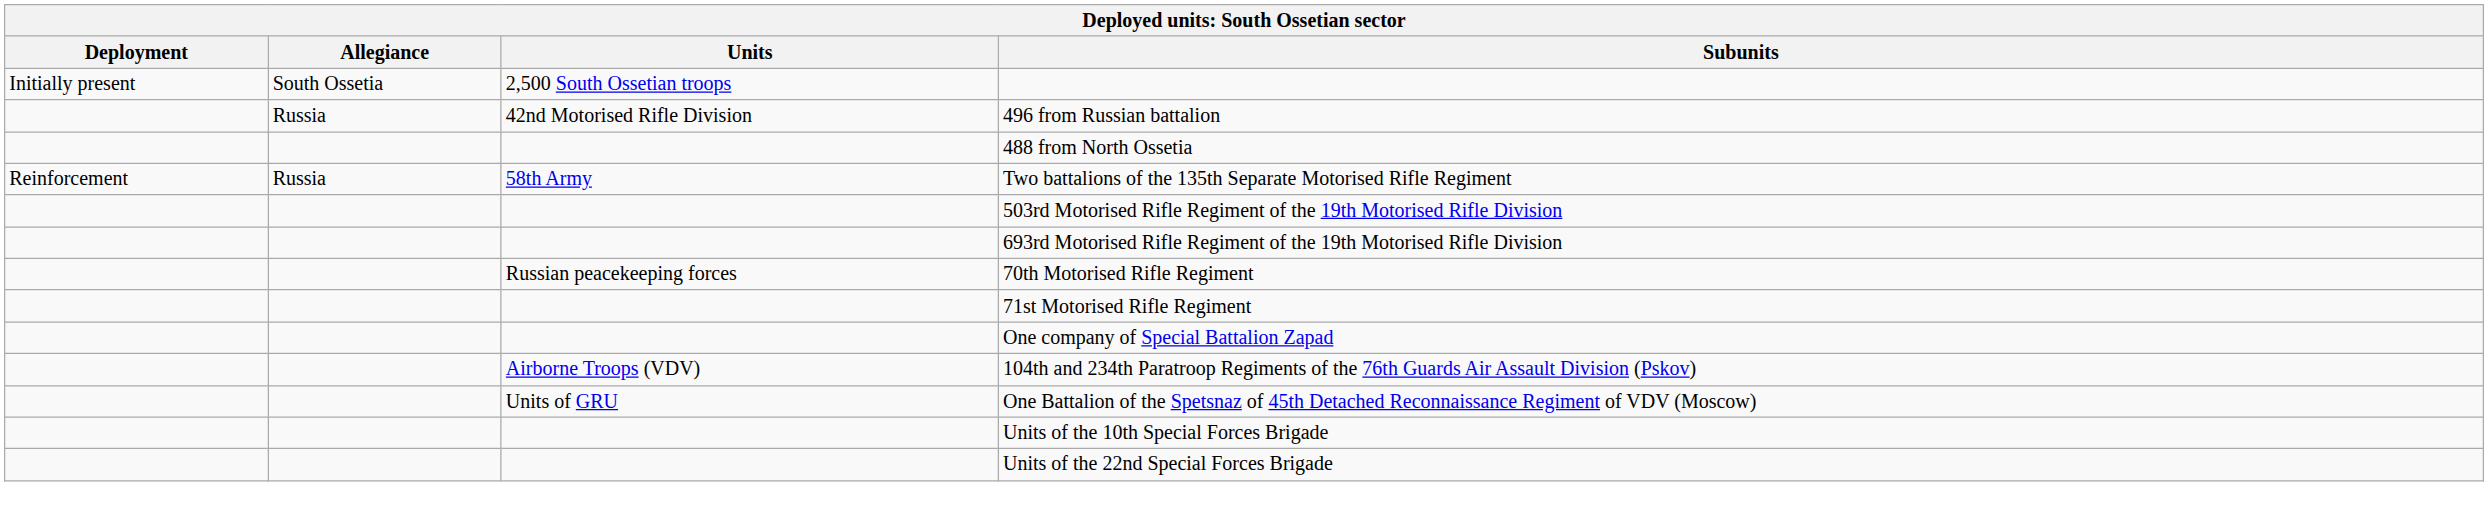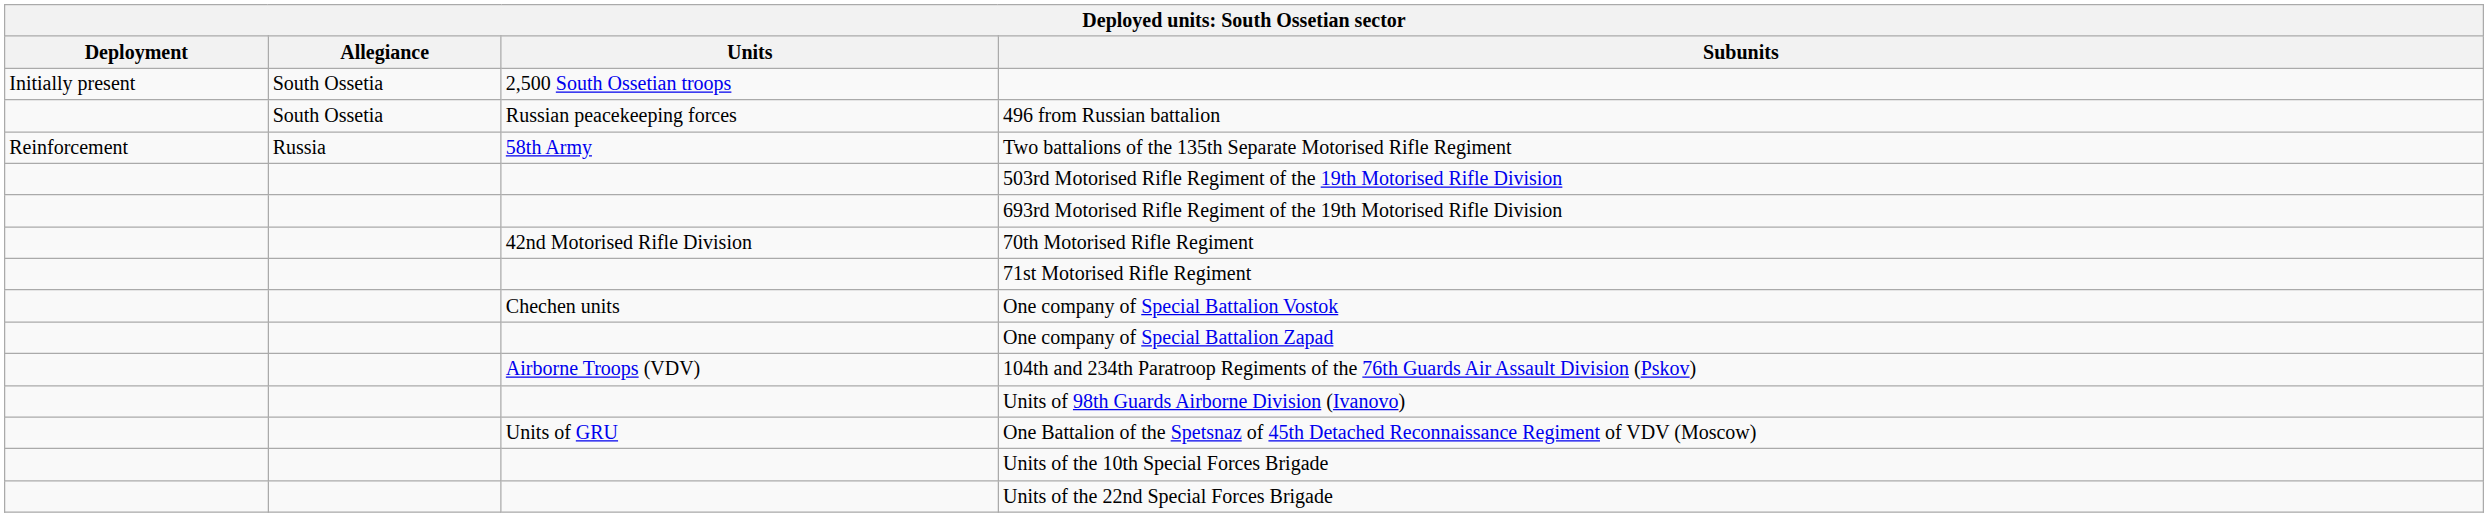(299, 115) Russia -> (328, 115) South Ossetia
(629, 115) 42nd Motorised Rifle Division -> (621, 115) Russian peacekeeping forces
- row: (1098, 147)
(621, 274) Russian peacekeeping forces -> (629, 242) 42nd Motorised Rifle Division
+ row: (1171, 305)
+ row: (1204, 400)
